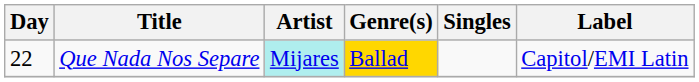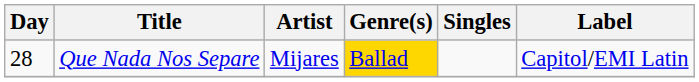(21, 58) 22 -> (21, 58) 28
(304, 58) paleturquoise background -> (304, 58) no background
